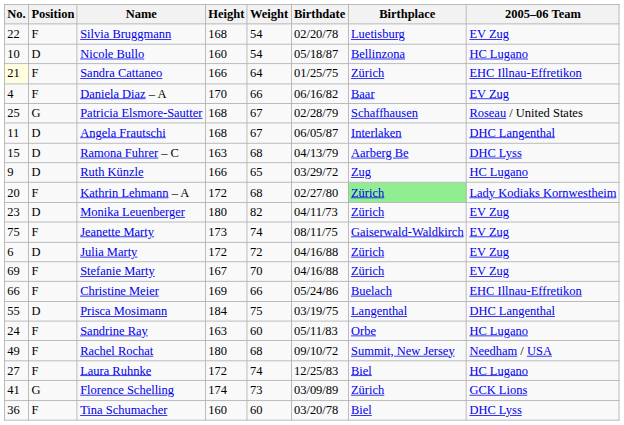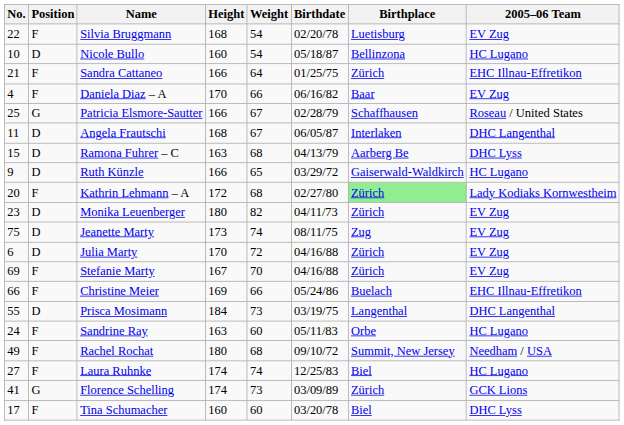(14, 73) lightyellow background -> (14, 73) no background
(218, 113) 168 -> (218, 113) 166
(361, 172) Zug -> (407, 172) Gaiserwald-Waldkirch
(35, 232) F -> (36, 232) D
(407, 232) Gaiserwald-Waldkirch -> (361, 232) Zug
(218, 251) 172 -> (218, 251) 170
(256, 311) 75 -> (256, 311) 73
(218, 370) 172 -> (218, 370) 174
(14, 410) 36 -> (14, 410) 17
